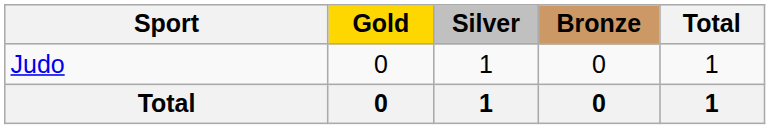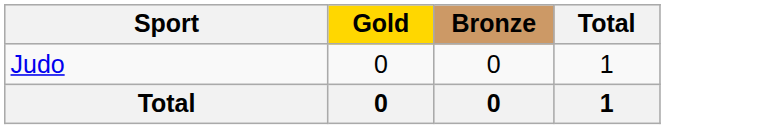- column: (486, 24)
